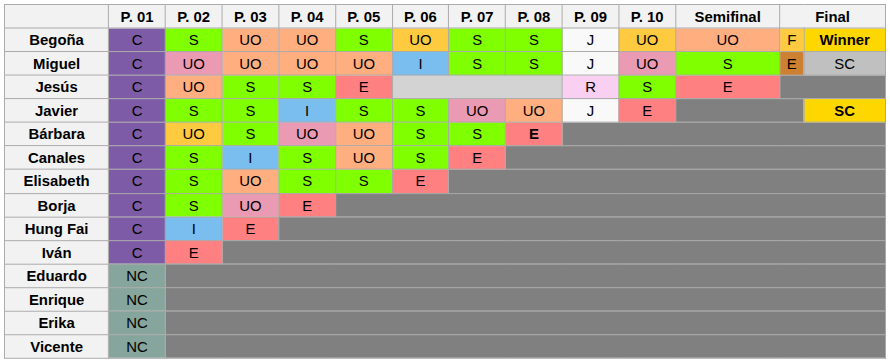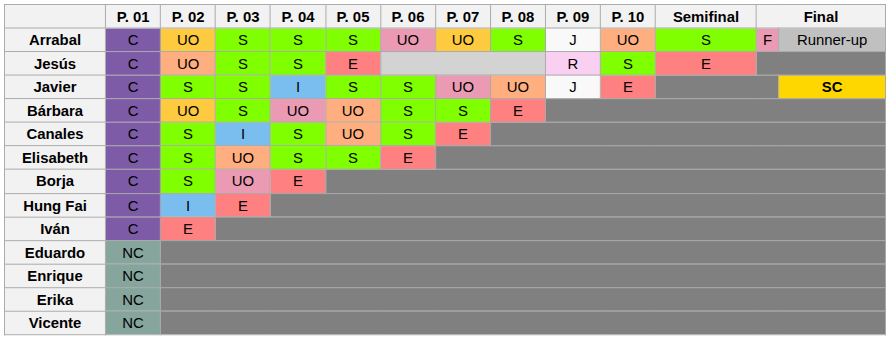- row: (57, 40)
+ row: (55, 40)
- row: (57, 64)
(534, 134) bold -> (518, 111) normal
